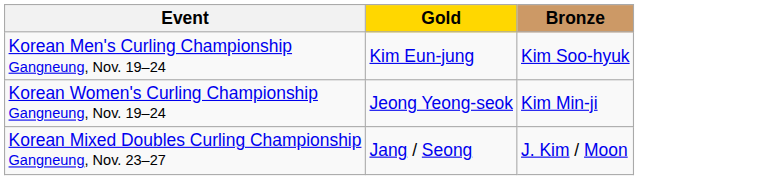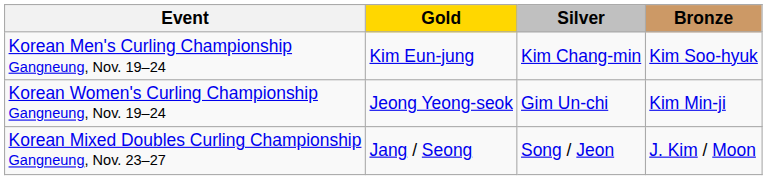+ column: (581, 18)
